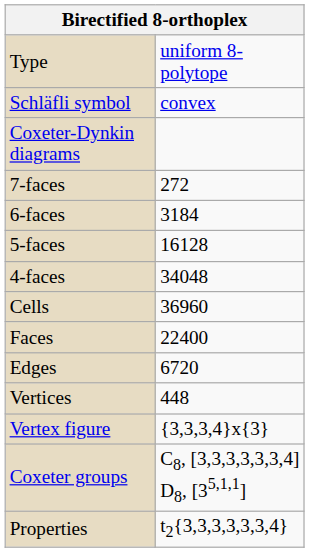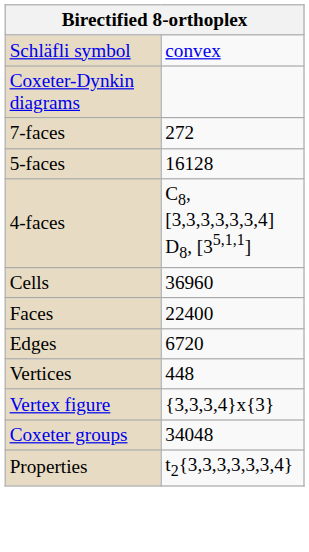- row: (29, 61)
- row: (37, 215)
(184, 276) 34048 -> (220, 222) C8, [3,3,3,3,3,3,4] D8, [35,1,1]
(230, 477) C8, [3,3,3,3,3,3,4] D8, [35,1,1] -> (189, 434) 34048
